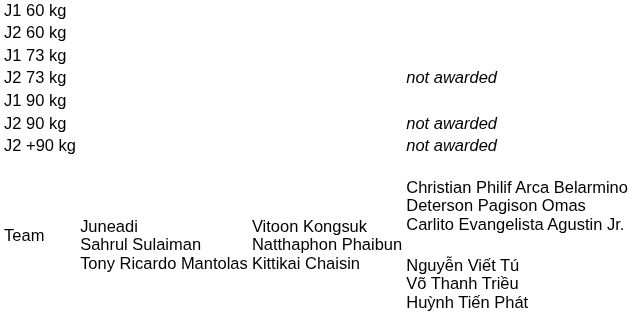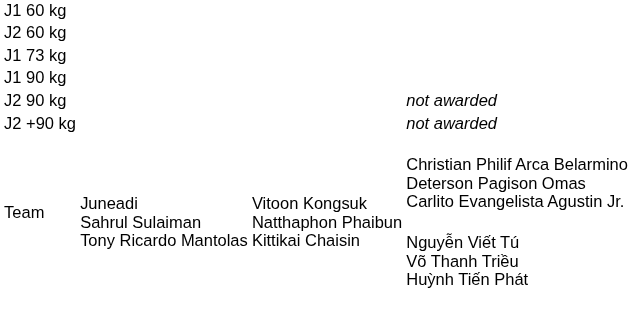- row: (35, 78)
